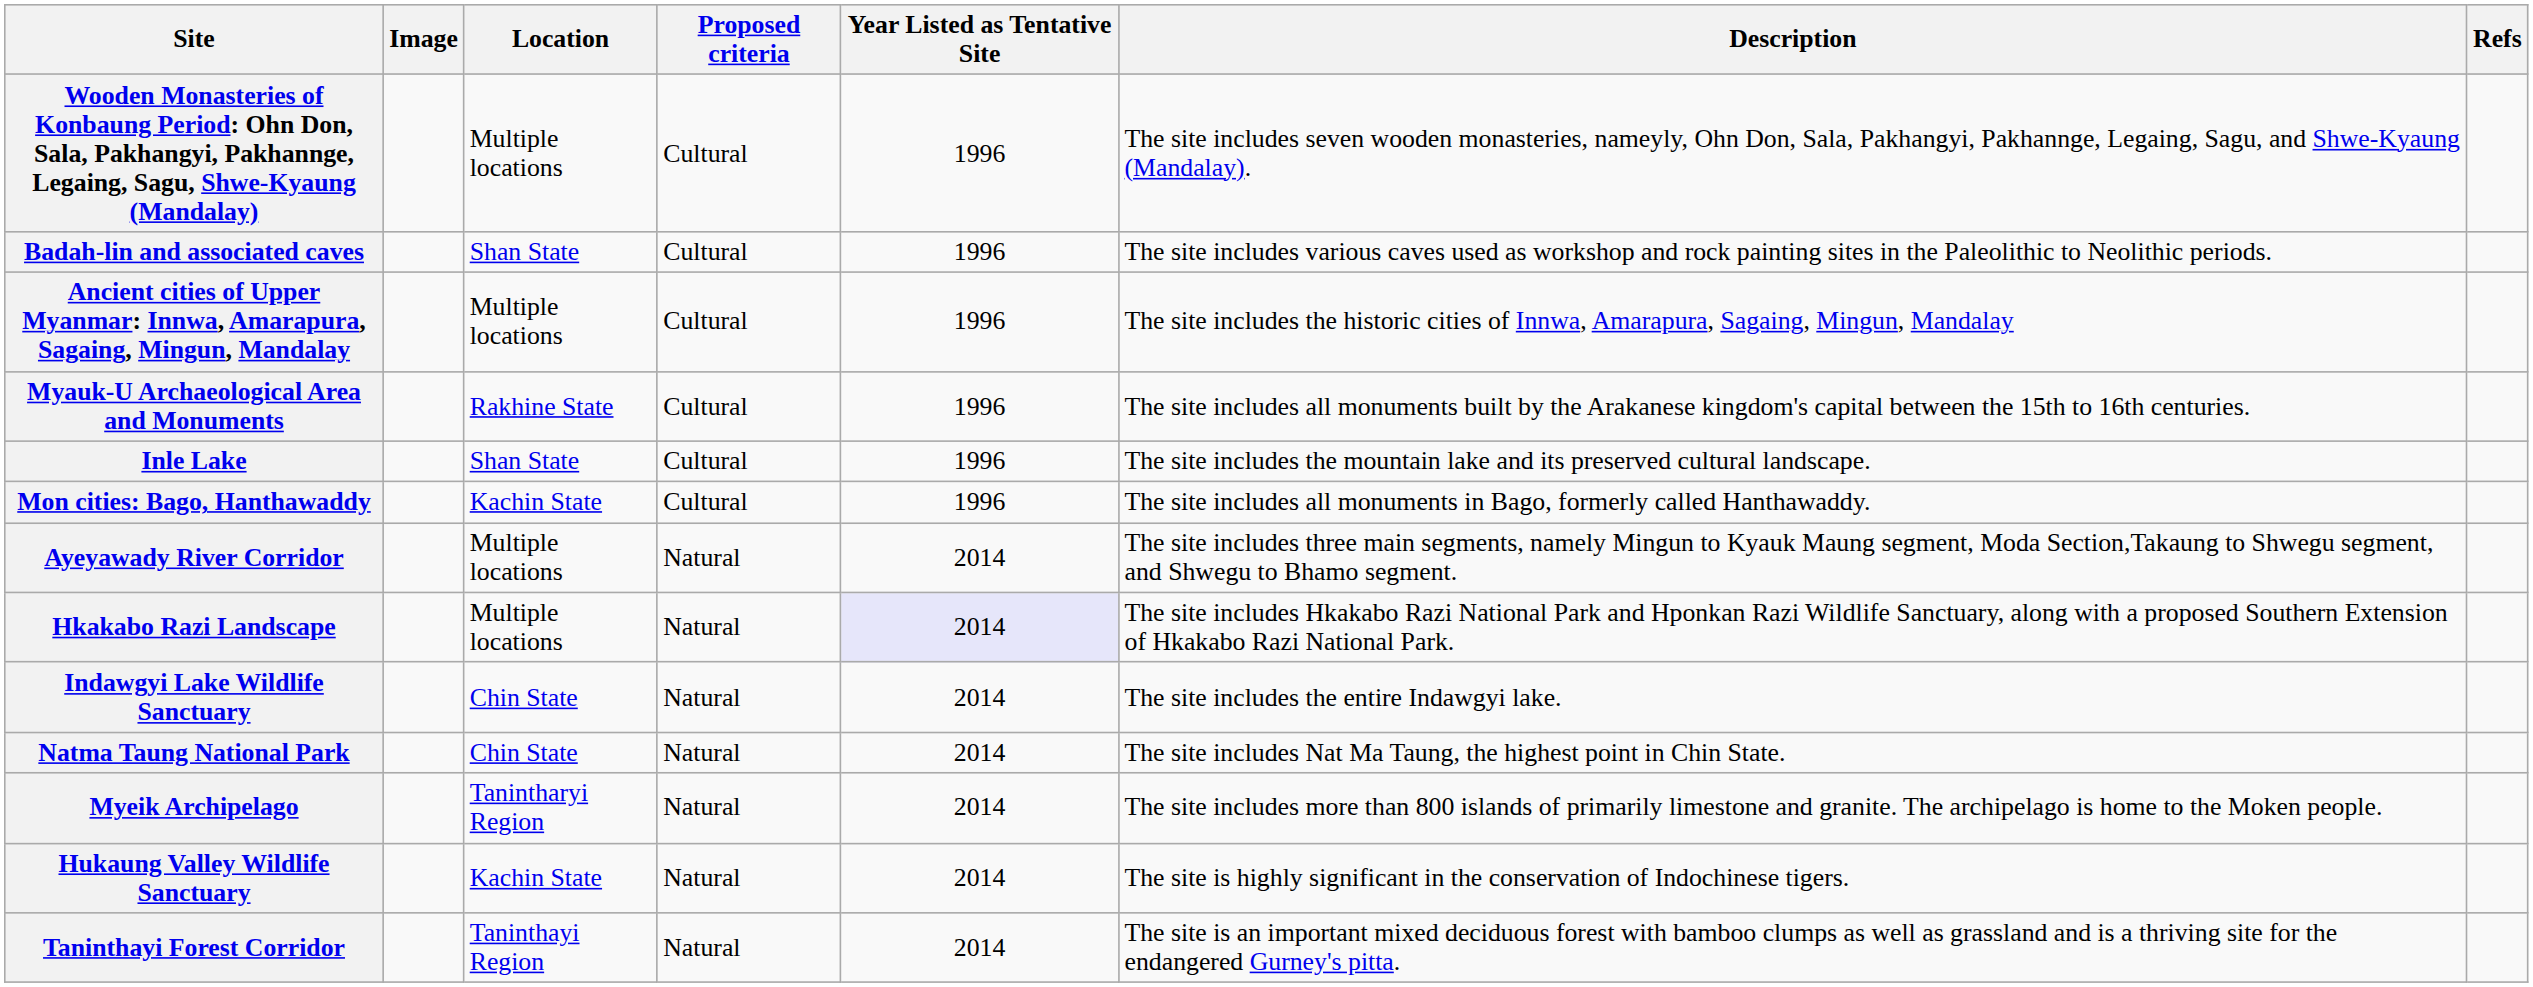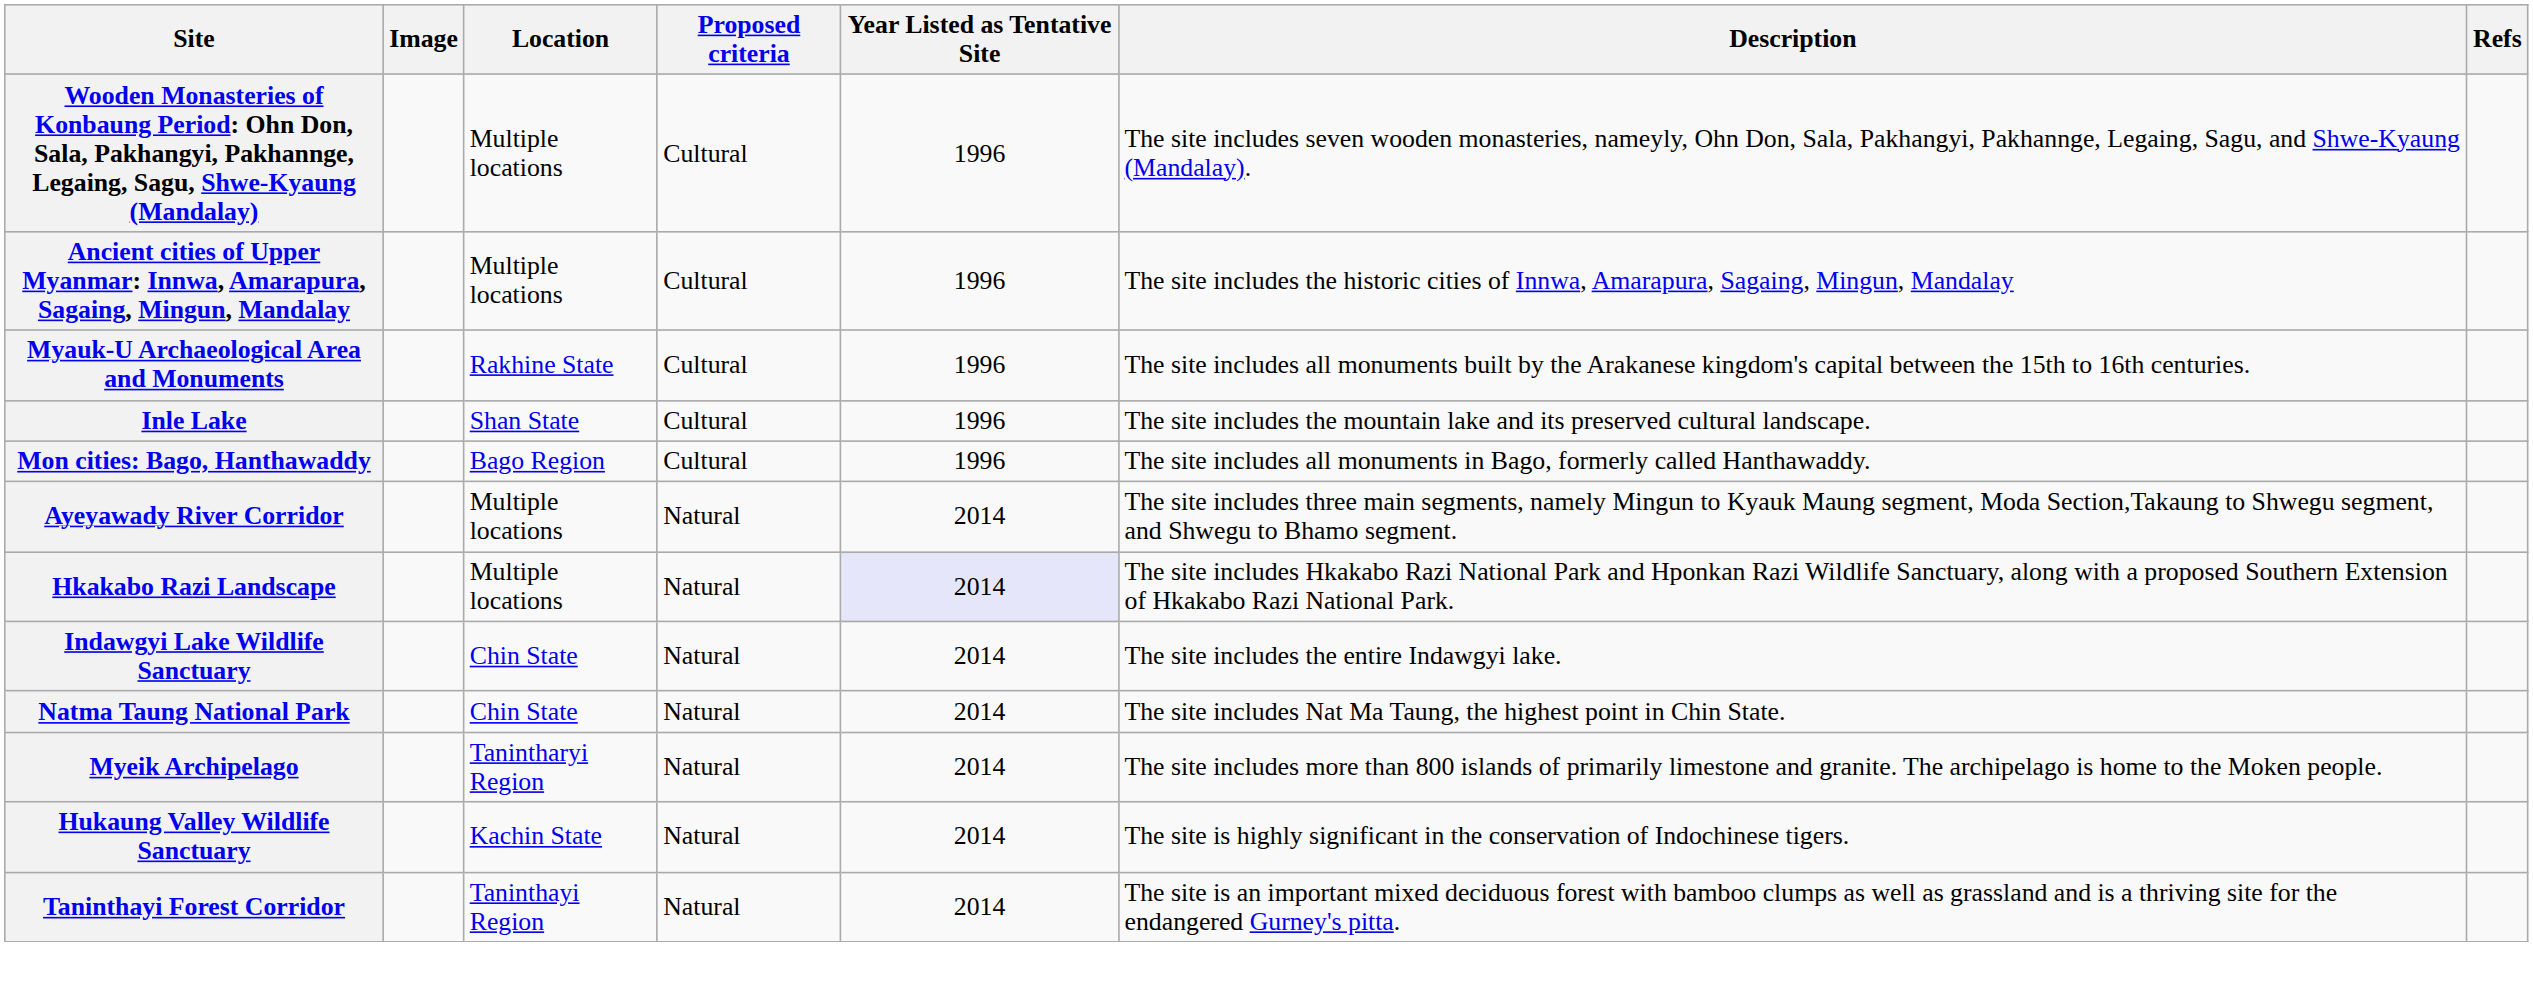- row: (194, 251)
(536, 501) Kachin State -> (537, 461) Bago Region
